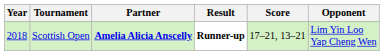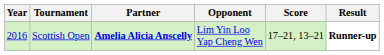columns swapped: (344, 13) <-> (221, 13)
(17, 36) 2018 -> (17, 36) 2016
